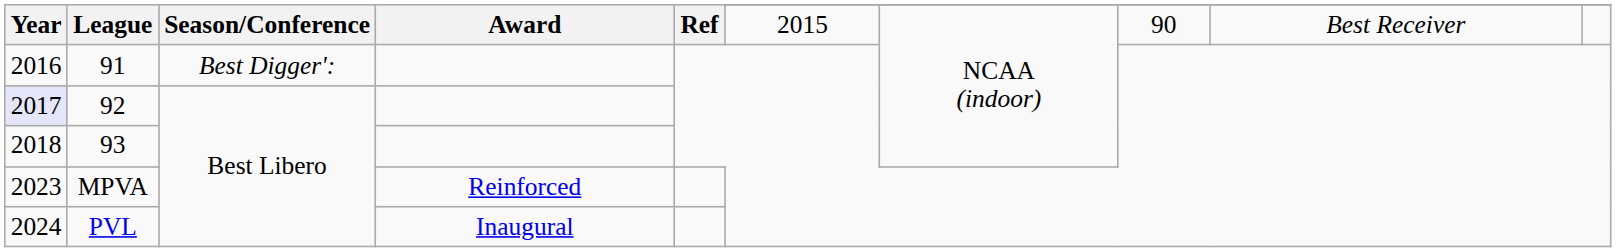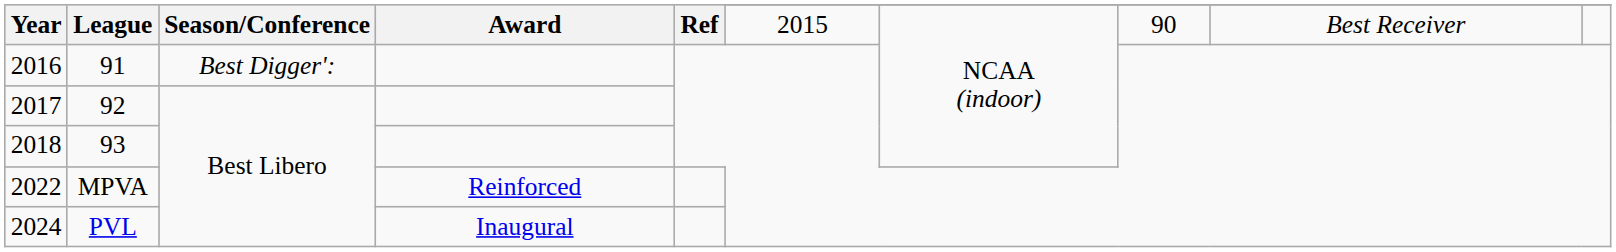(36, 105) lavender background -> (36, 105) no background
(36, 186) 2023 -> (36, 186) 2022
